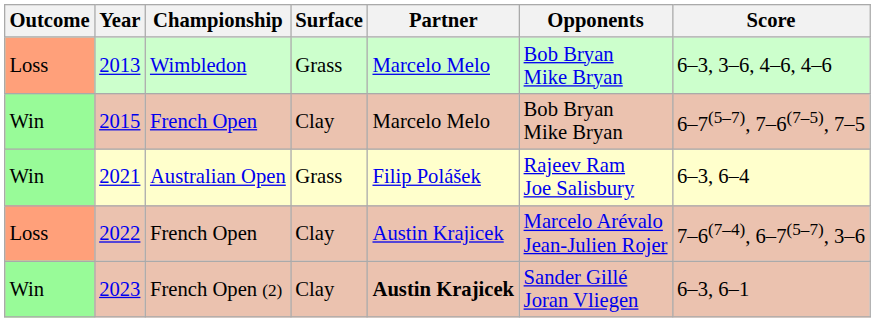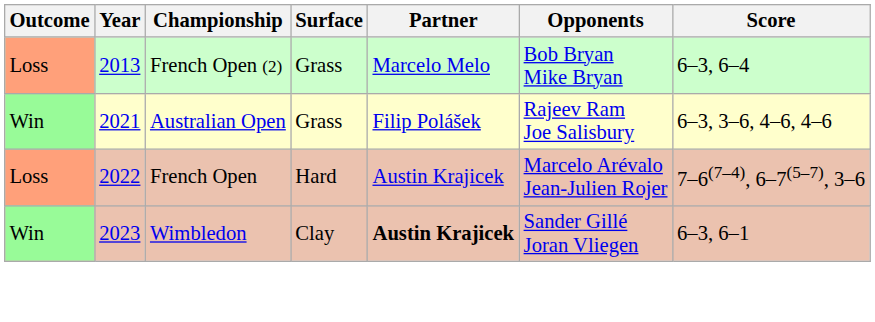(198, 65) Wimbledon -> (216, 65) French Open (2)
(754, 65) 6–3, 3–6, 4–6, 4–6 -> (713, 65) 6–3, 6–4
- row: (120, 121)
(713, 177) 6–3, 6–4 -> (754, 121) 6–3, 3–6, 4–6, 4–6
(315, 233) Clay -> (316, 177) Hard
(216, 289) French Open (2) -> (198, 233) Wimbledon
